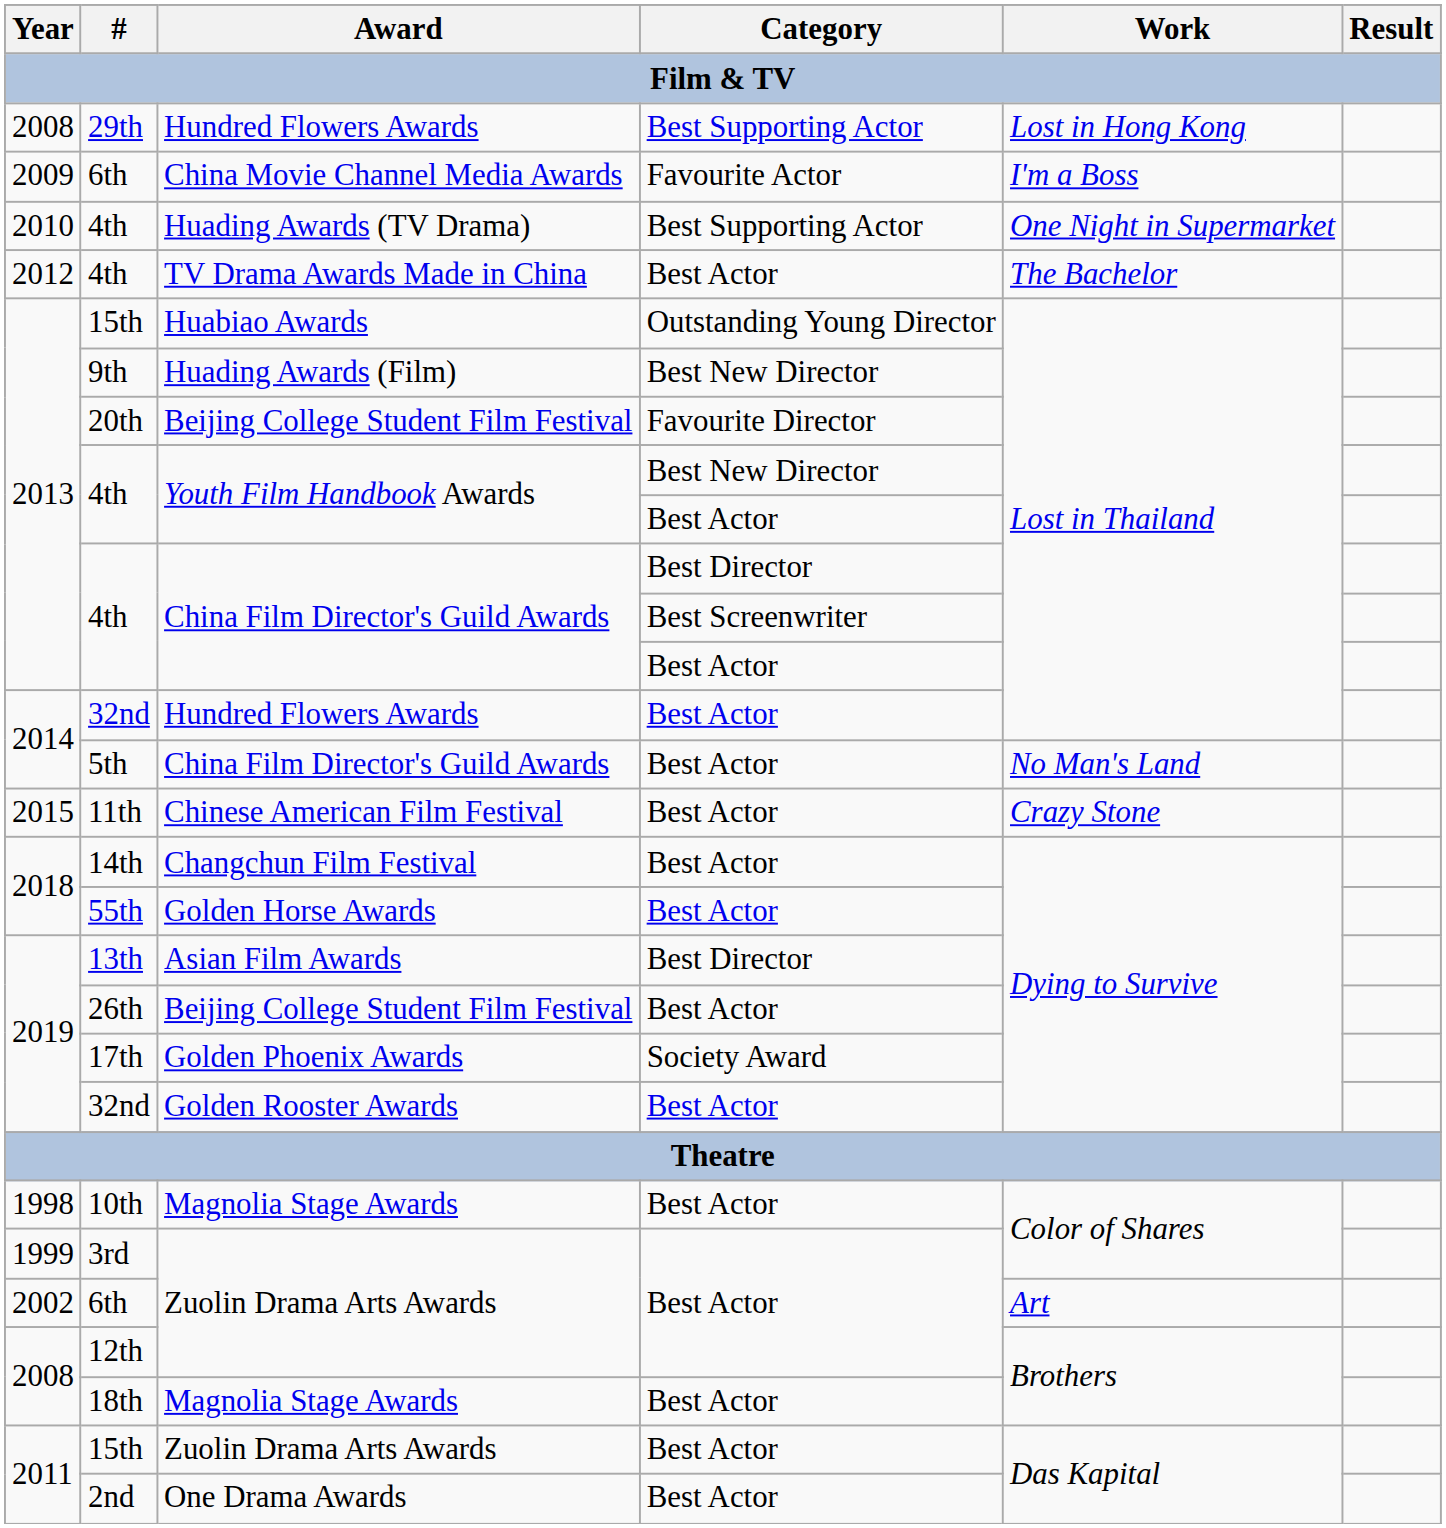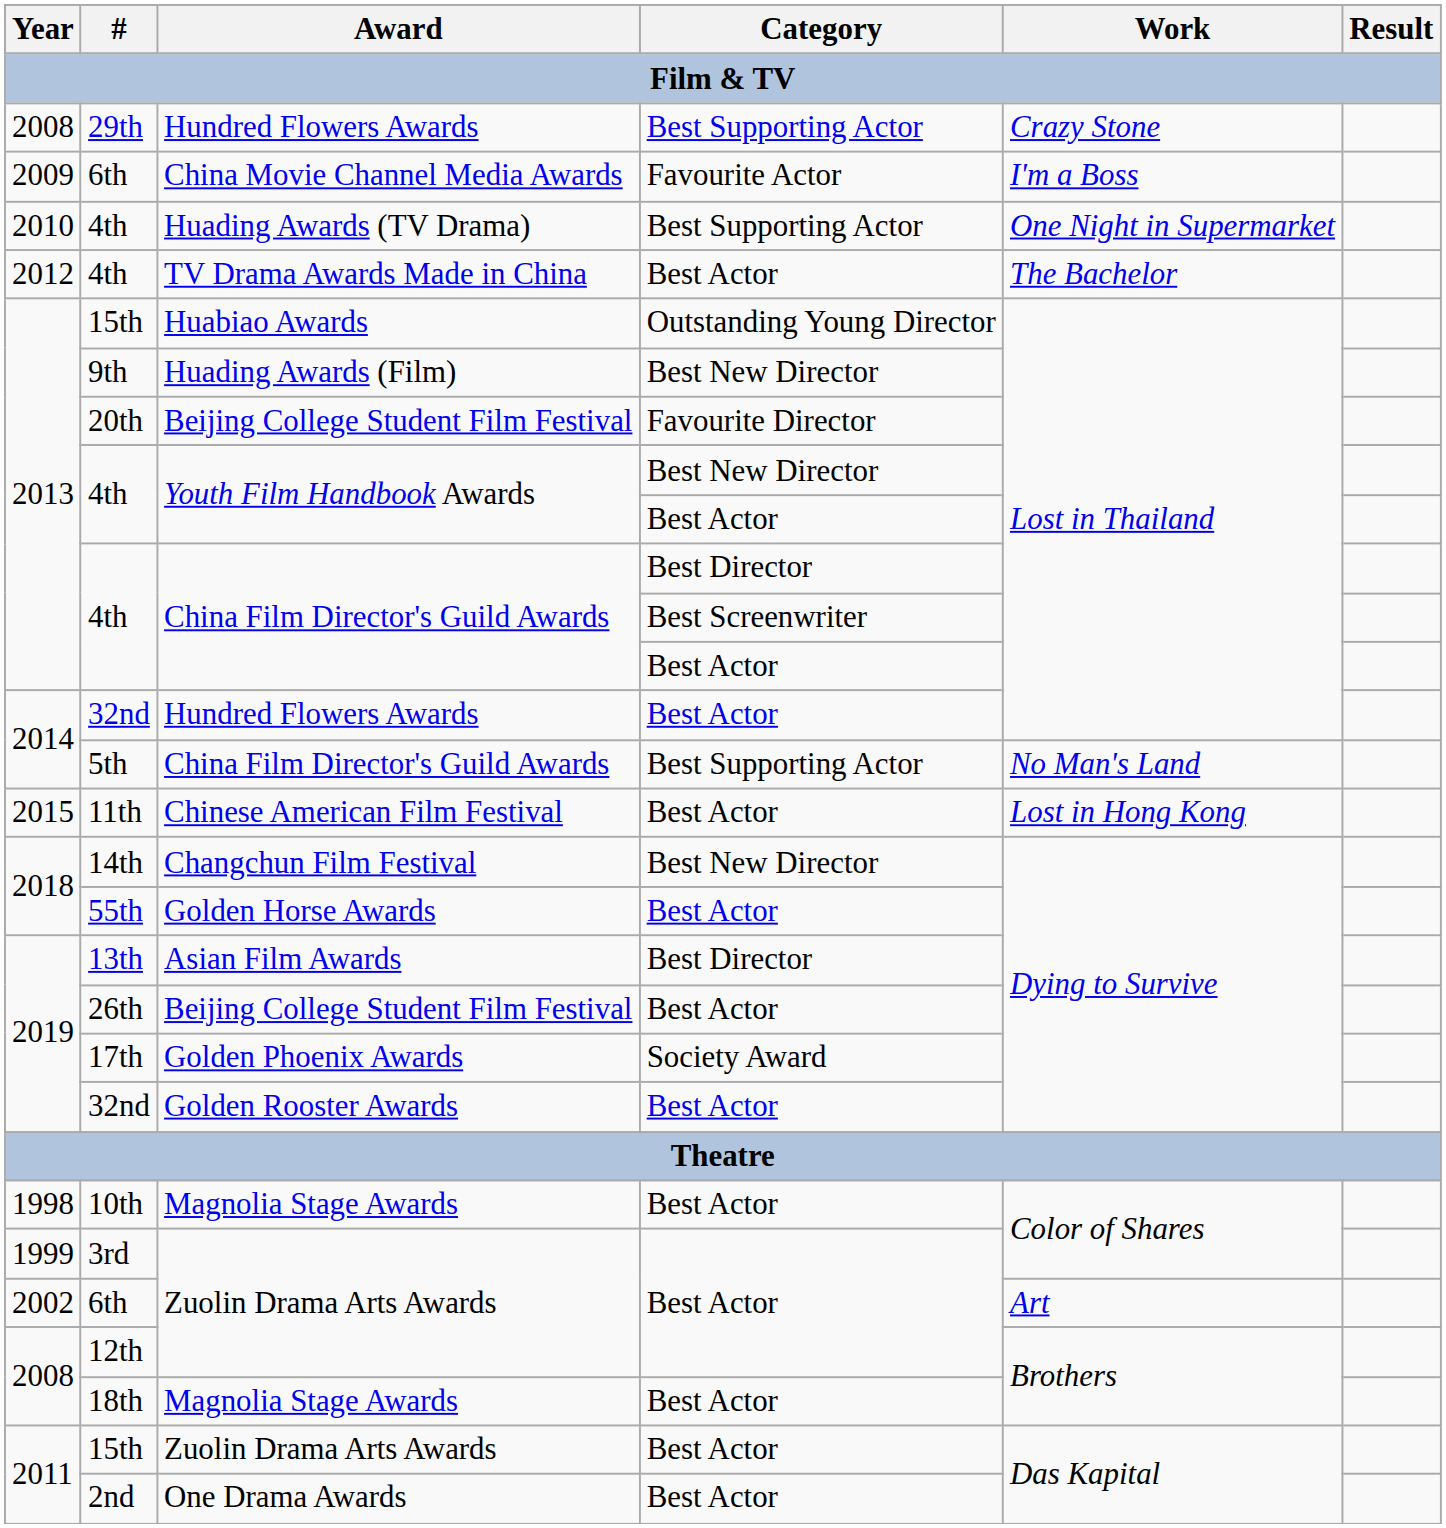(1128, 126) Lost in Hong Kong -> (1085, 126) Crazy Stone
(712, 763) Best Actor -> (785, 763) Best Supporting Actor
(1085, 812) Crazy Stone -> (1128, 812) Lost in Hong Kong
(712, 861) Best Actor -> (762, 861) Best New Director
